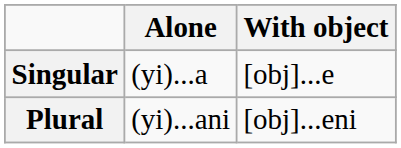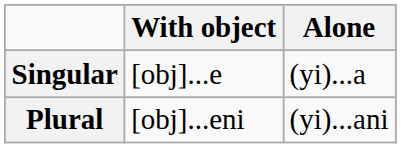columns swapped: (181, 27) <-> (316, 27)
